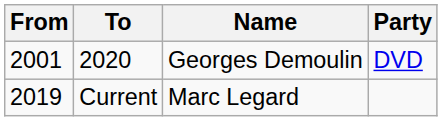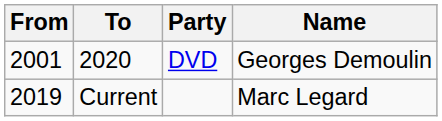columns swapped: (265, 23) <-> (403, 23)
